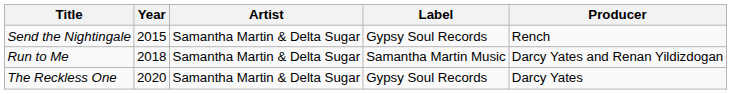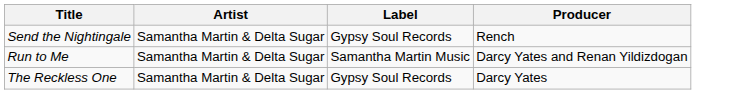- column: (152, 15)
